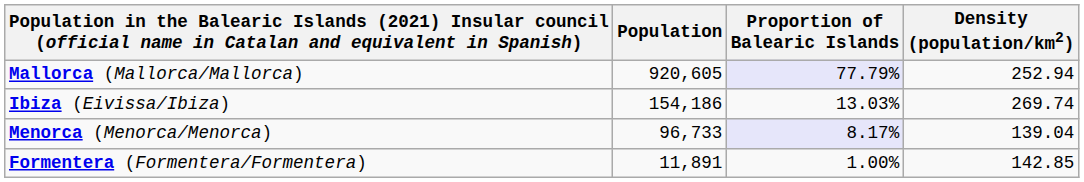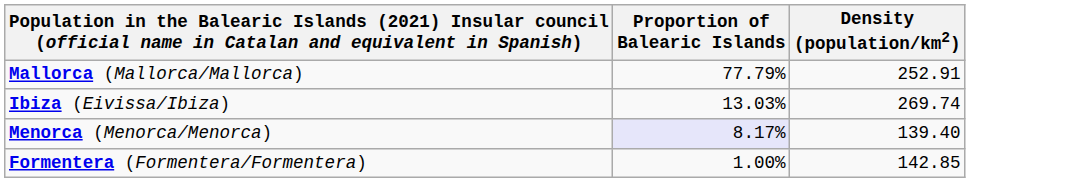- column: (670, 32)
(868, 74) lavender background -> (754, 74) no background
(1043, 74) 252.94 -> (929, 74) 252.91
(1043, 133) 139.04 -> (929, 133) 139.40
